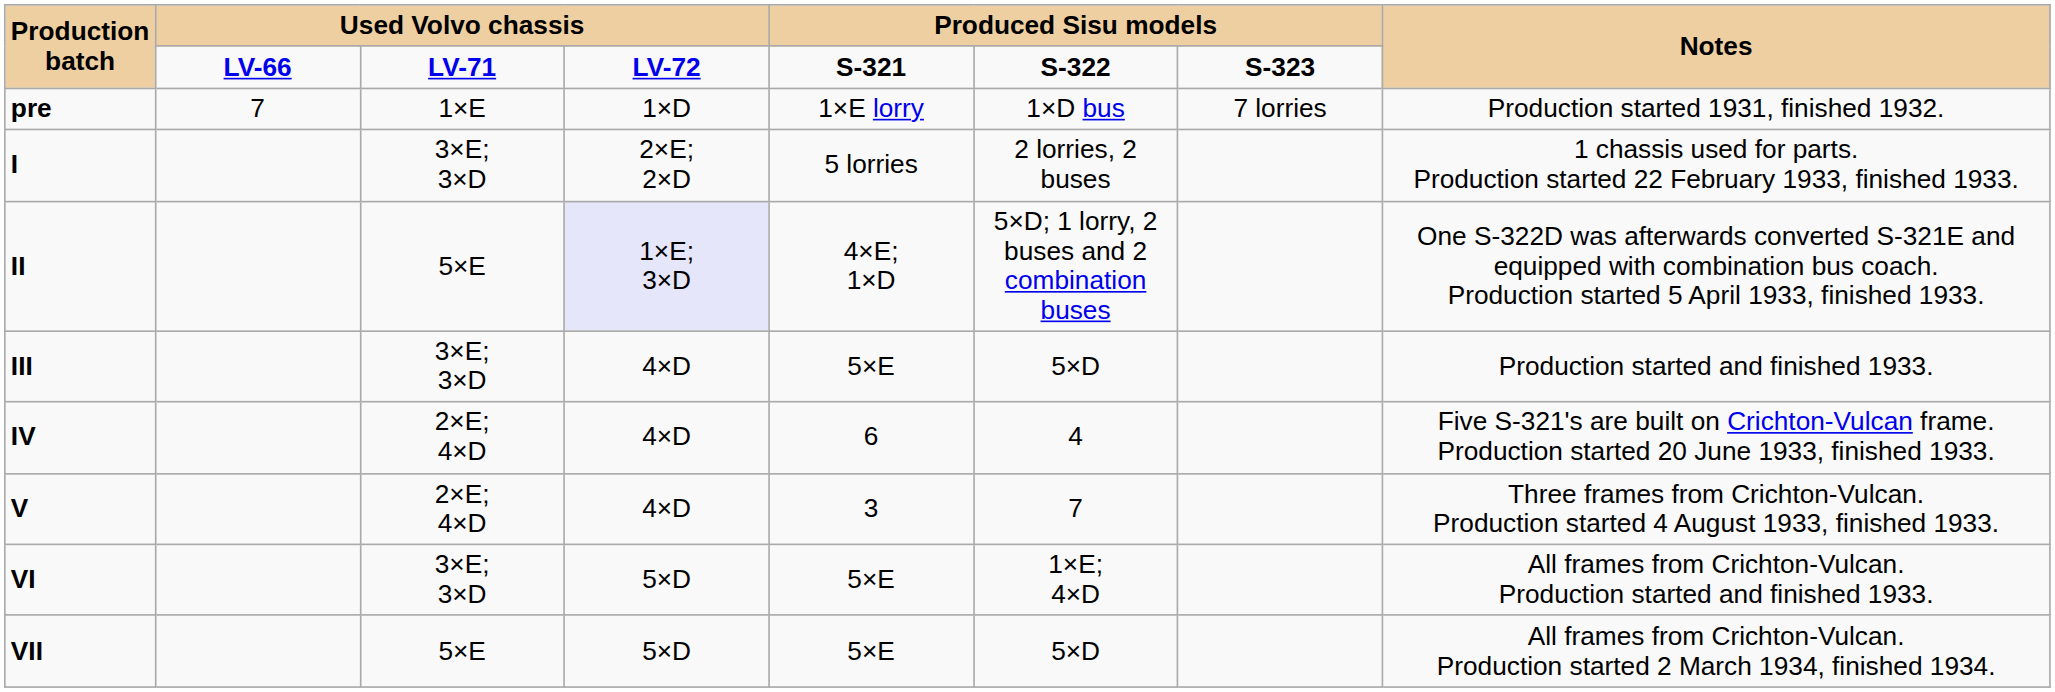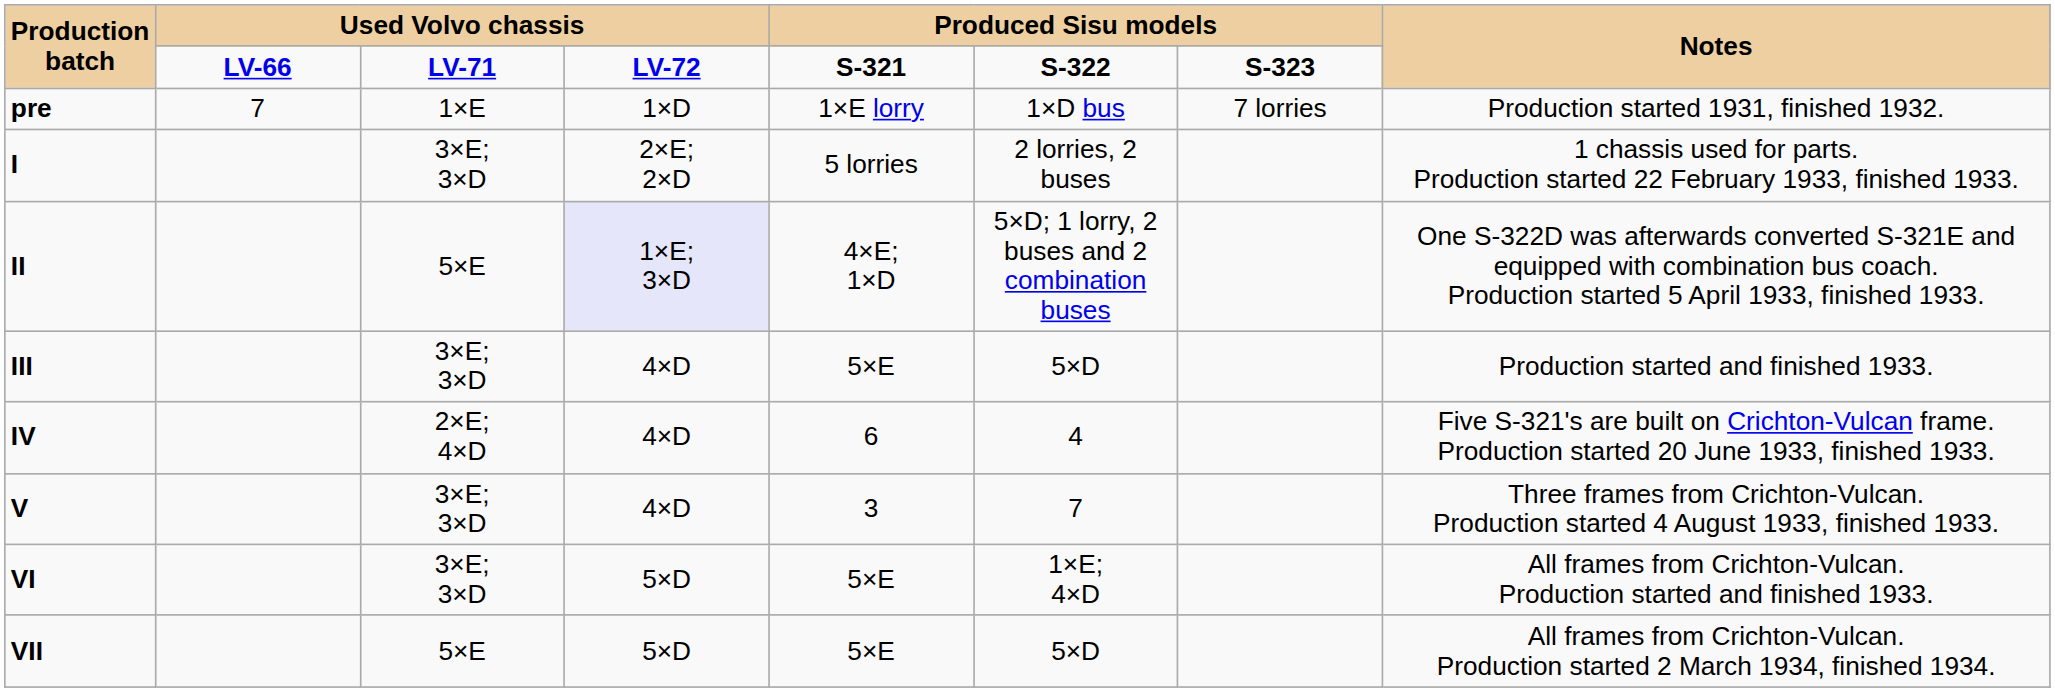(462, 508) 2×E; 4×D -> (462, 508) 3×E; 3×D
